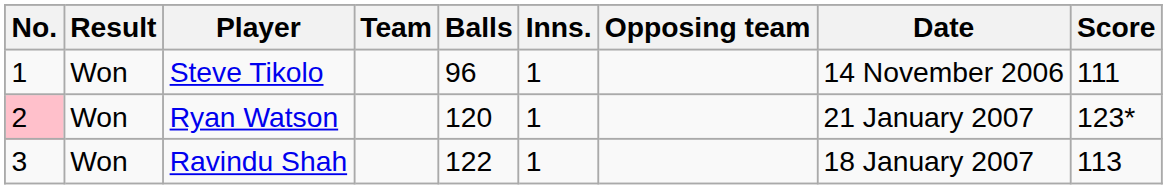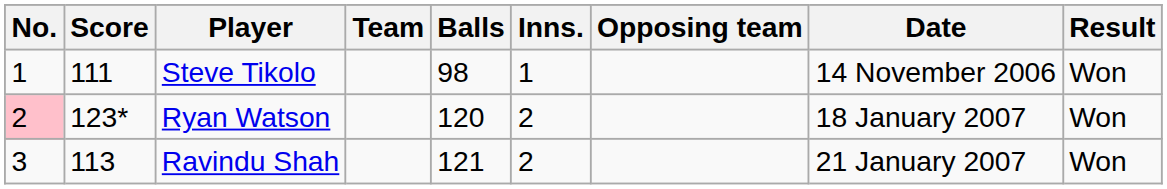columns swapped: (1116, 27) <-> (113, 27)
(461, 72) 96 -> (453, 72) 98
(534, 117) 1 -> (526, 117) 2
(929, 117) 21 January 2007 -> (921, 117) 18 January 2007
(469, 162) 122 -> (461, 162) 121
(534, 162) 1 -> (526, 162) 2
(929, 162) 18 January 2007 -> (921, 162) 21 January 2007
